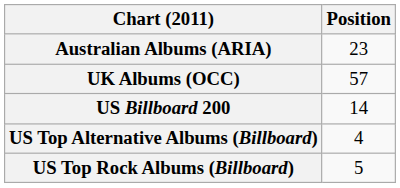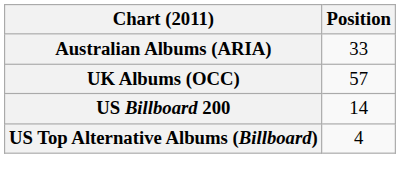(359, 49) 23 -> (359, 49) 33
- row: (163, 167)
